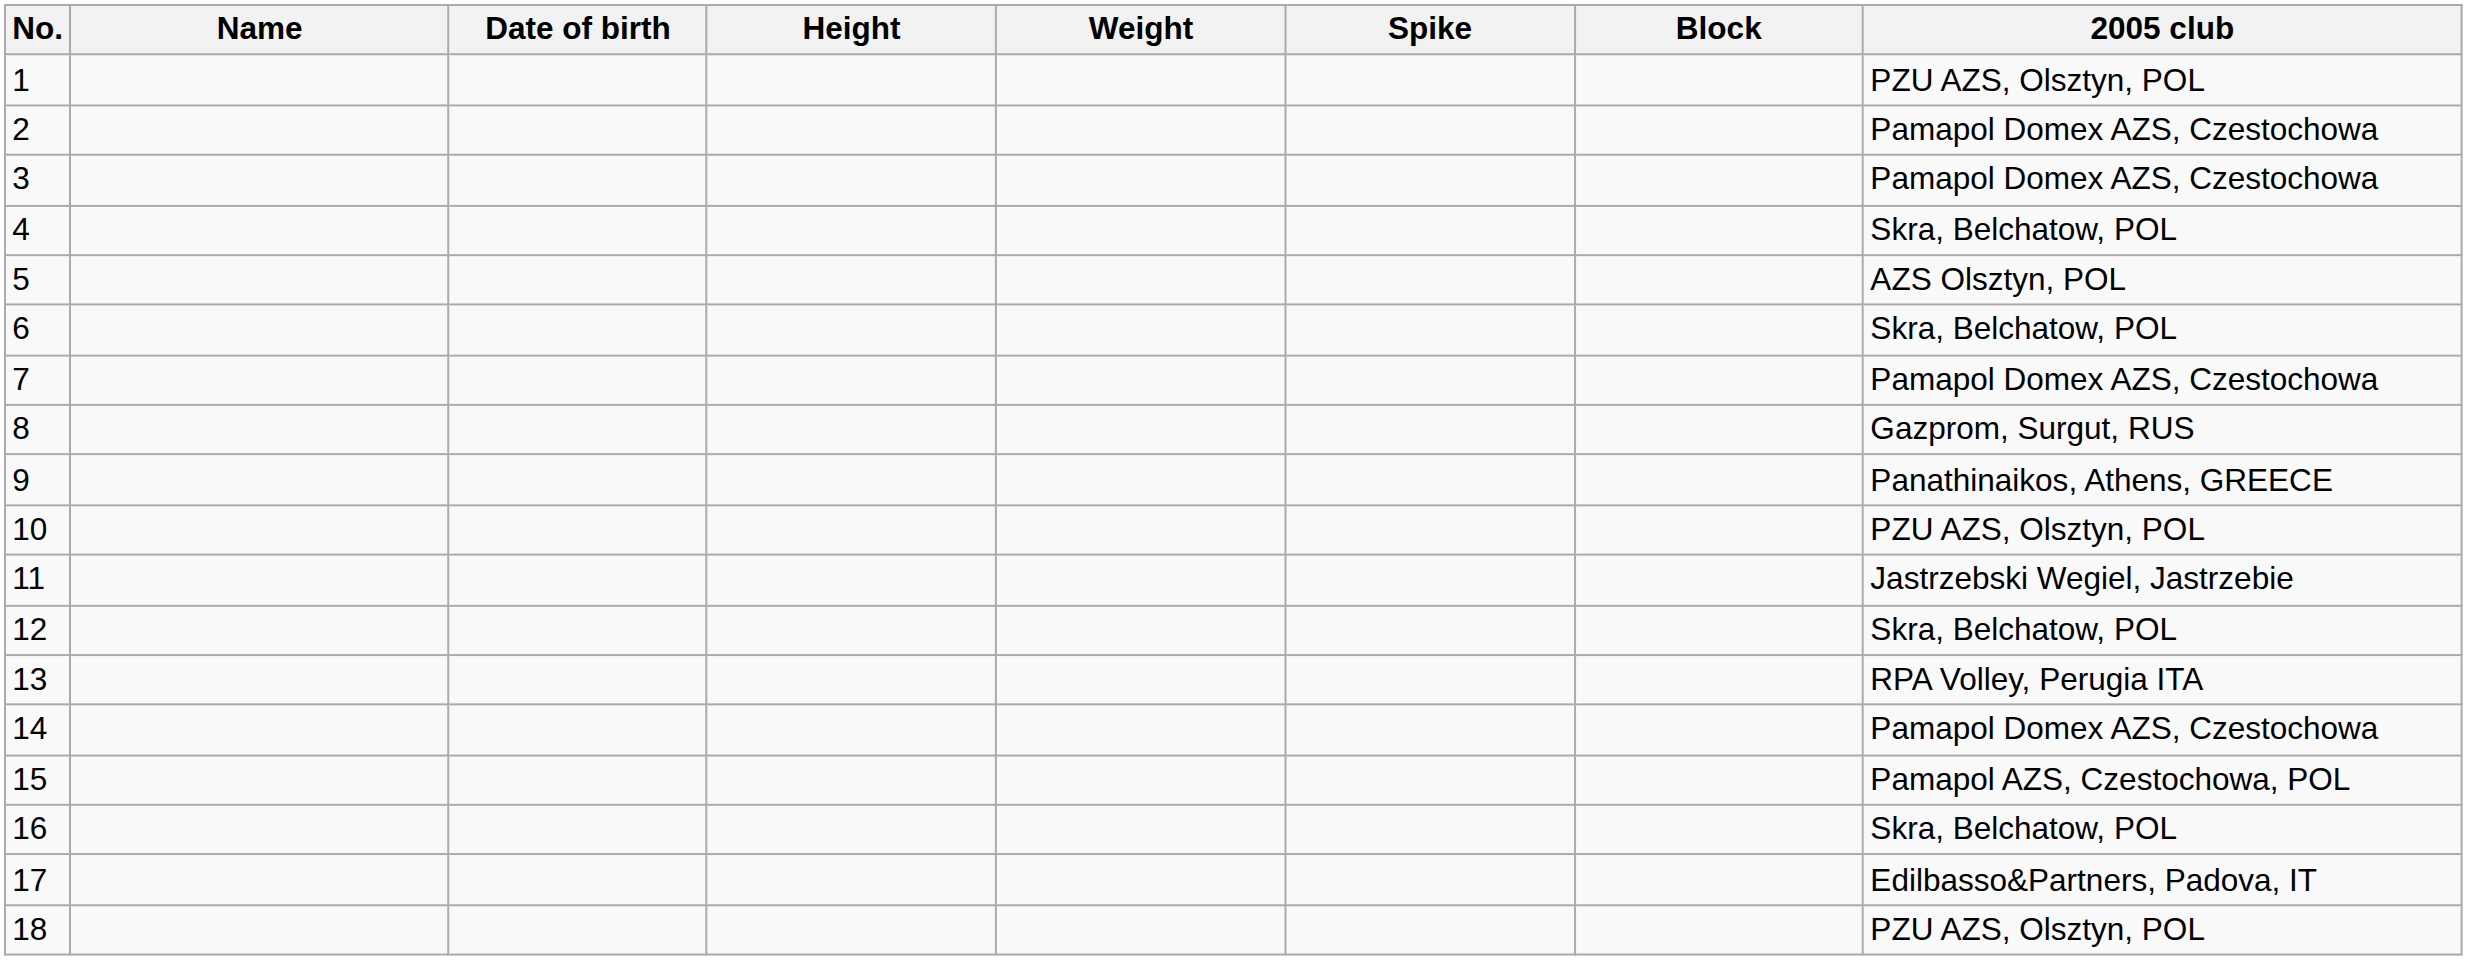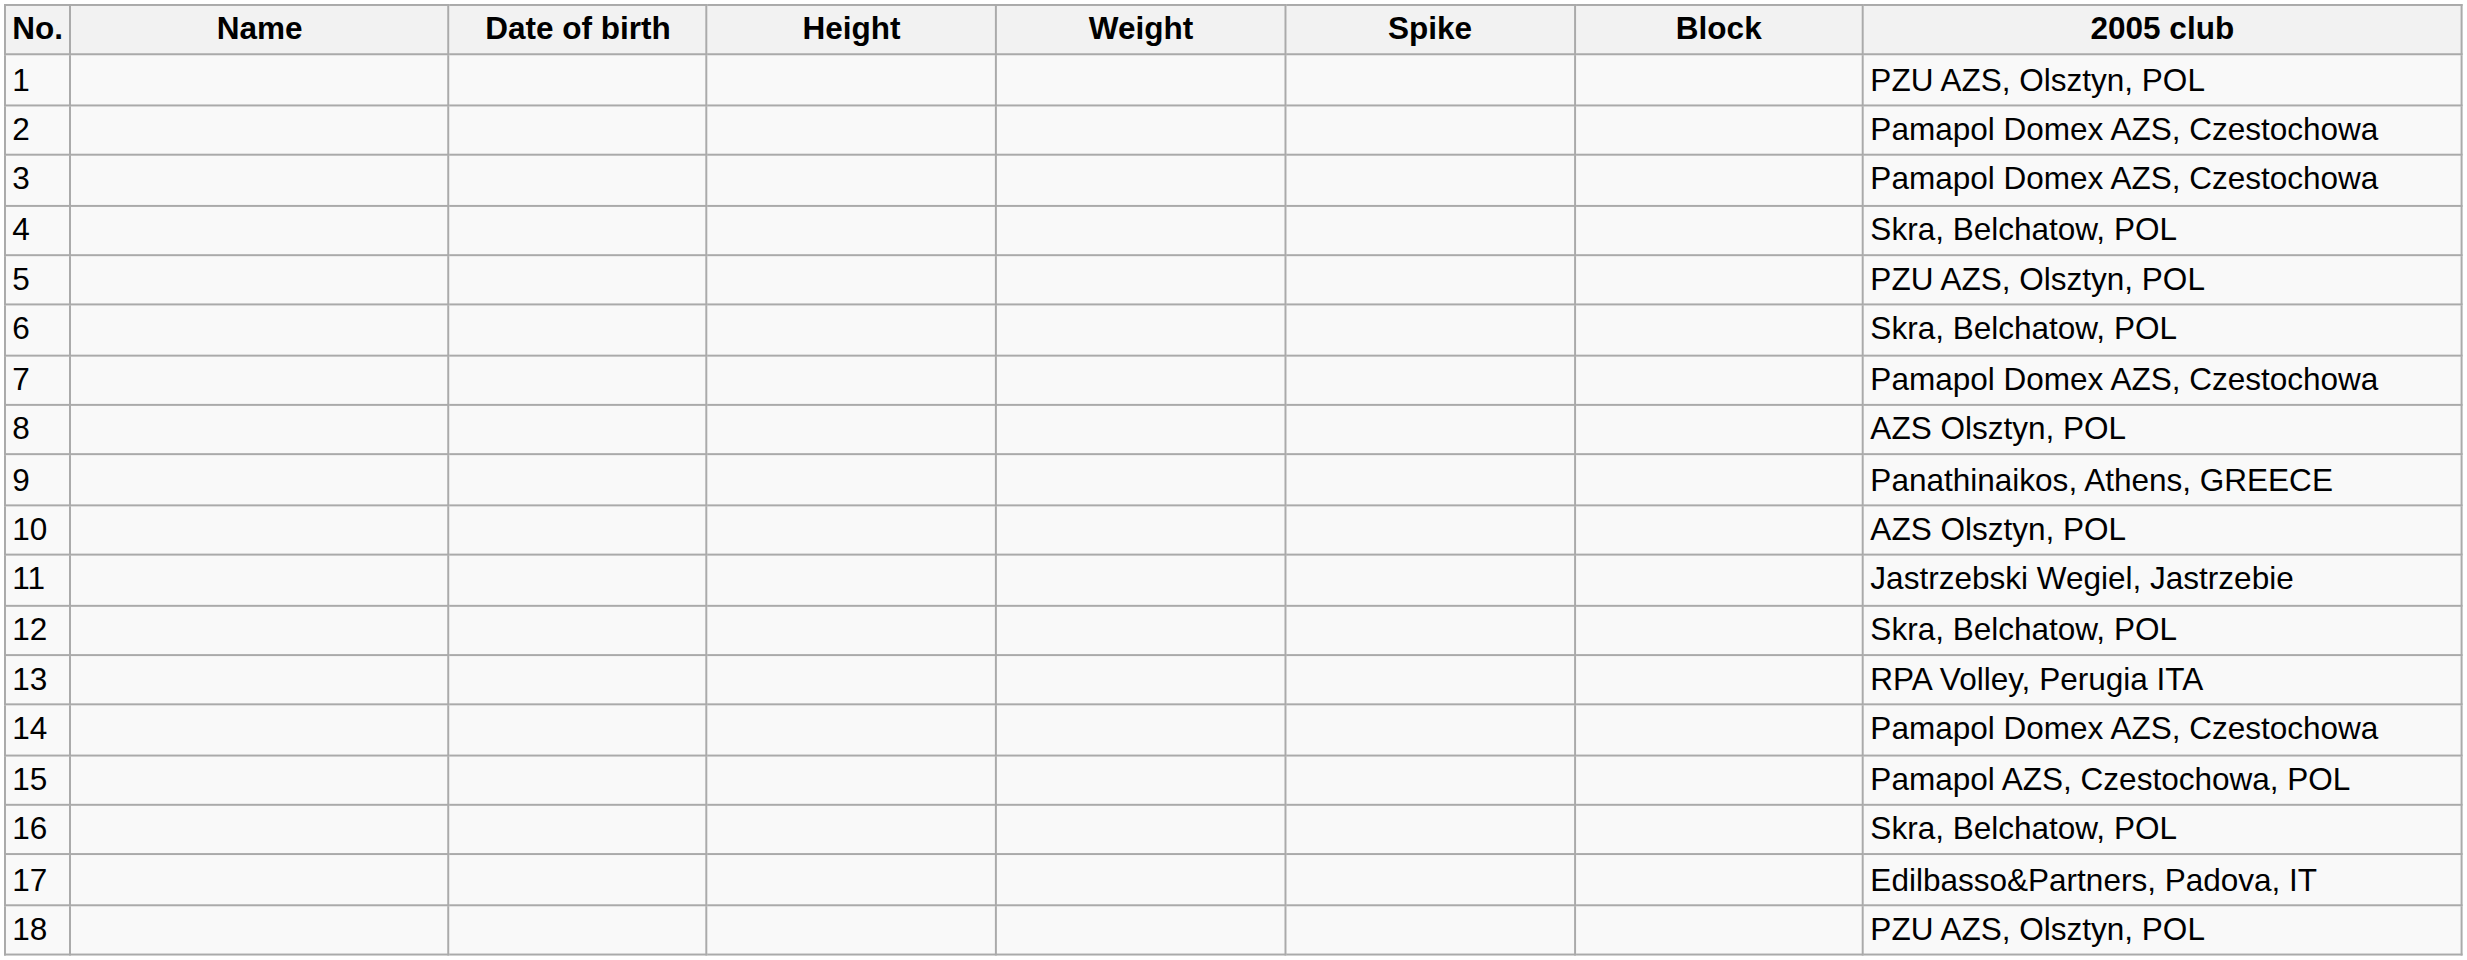(1998, 279) AZS Olsztyn, POL -> (2038, 279) PZU AZS, Olsztyn, POL
(2032, 429) Gazprom, Surgut, RUS -> (1998, 429) AZS Olsztyn, POL
(2038, 529) PZU AZS, Olsztyn, POL -> (1998, 529) AZS Olsztyn, POL
